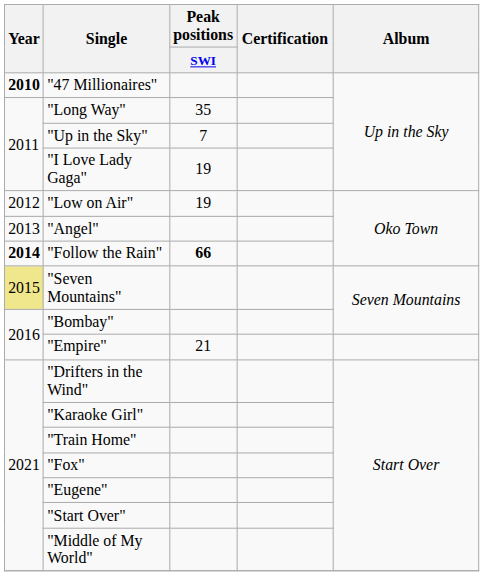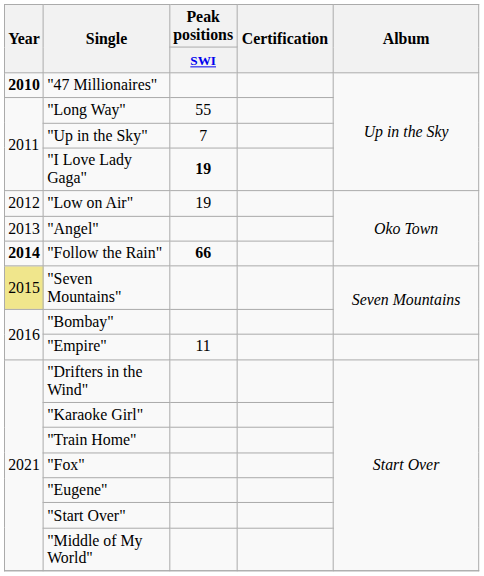(203, 110) 35 -> (203, 110) 55
(203, 169) normal -> (203, 169) bold
(203, 346) 21 -> (203, 346) 11
